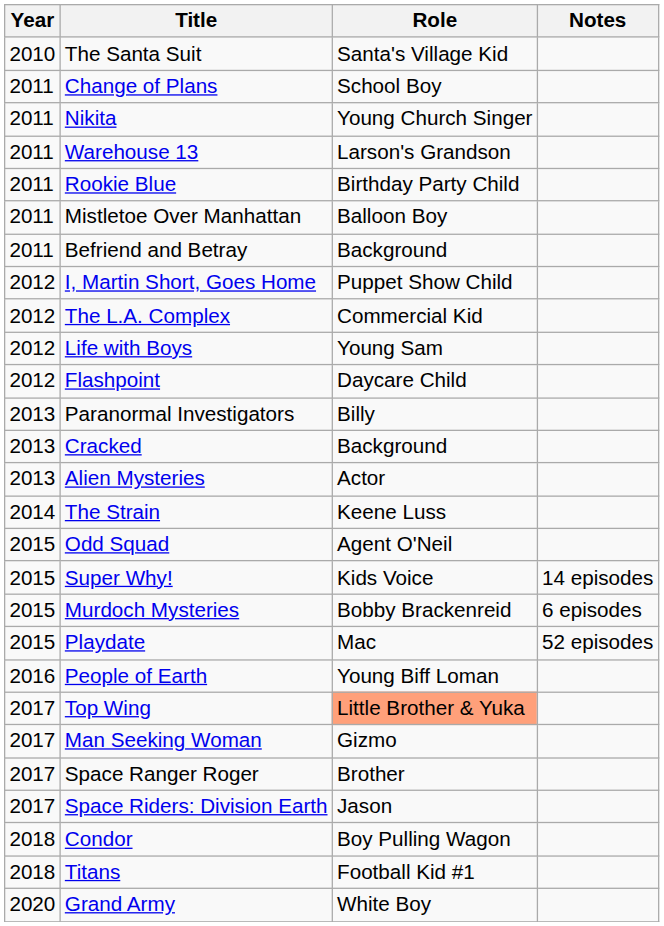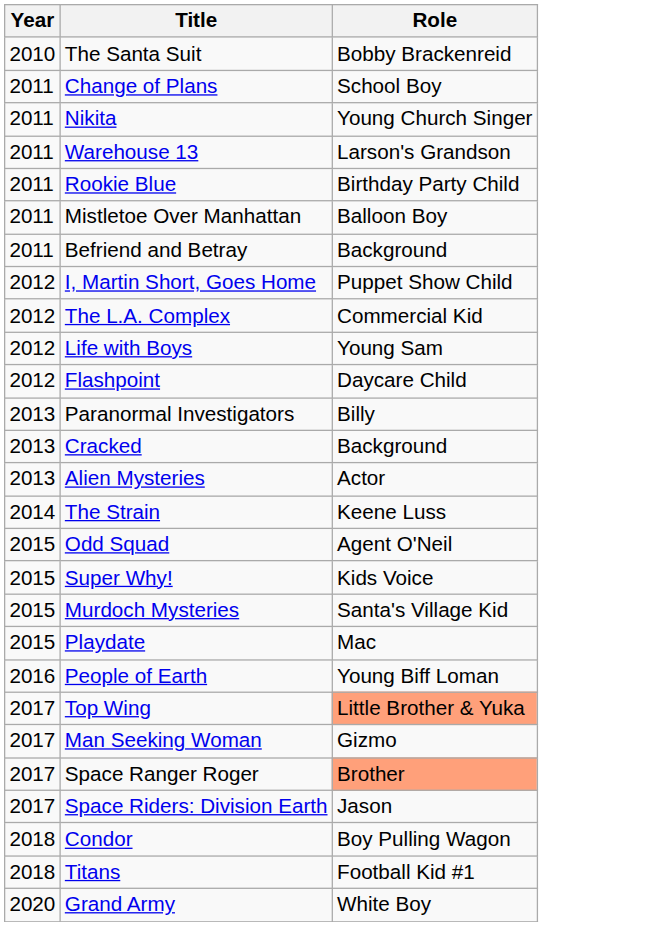- column: (598, 20)
(423, 53) Santa's Village Kid -> (424, 53) Bobby Brackenreid
(424, 610) Bobby Brackenreid -> (423, 610) Santa's Village Kid
(371, 773) no background -> (371, 773) lightsalmon background
